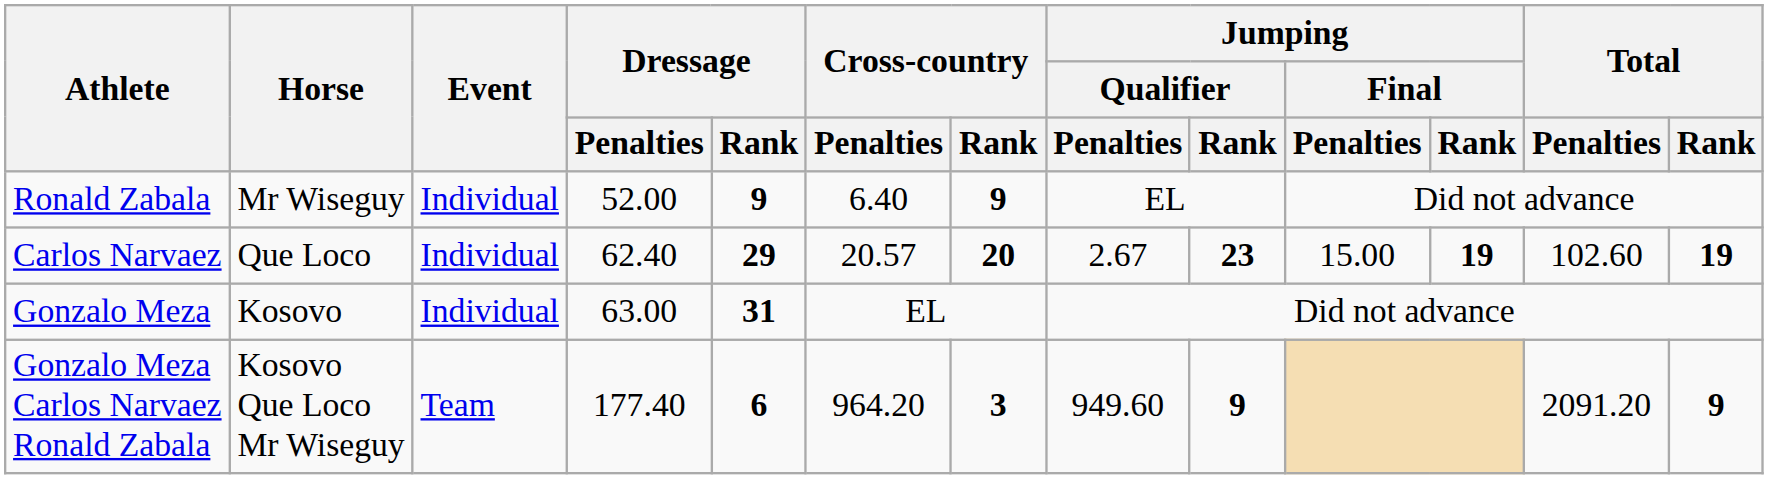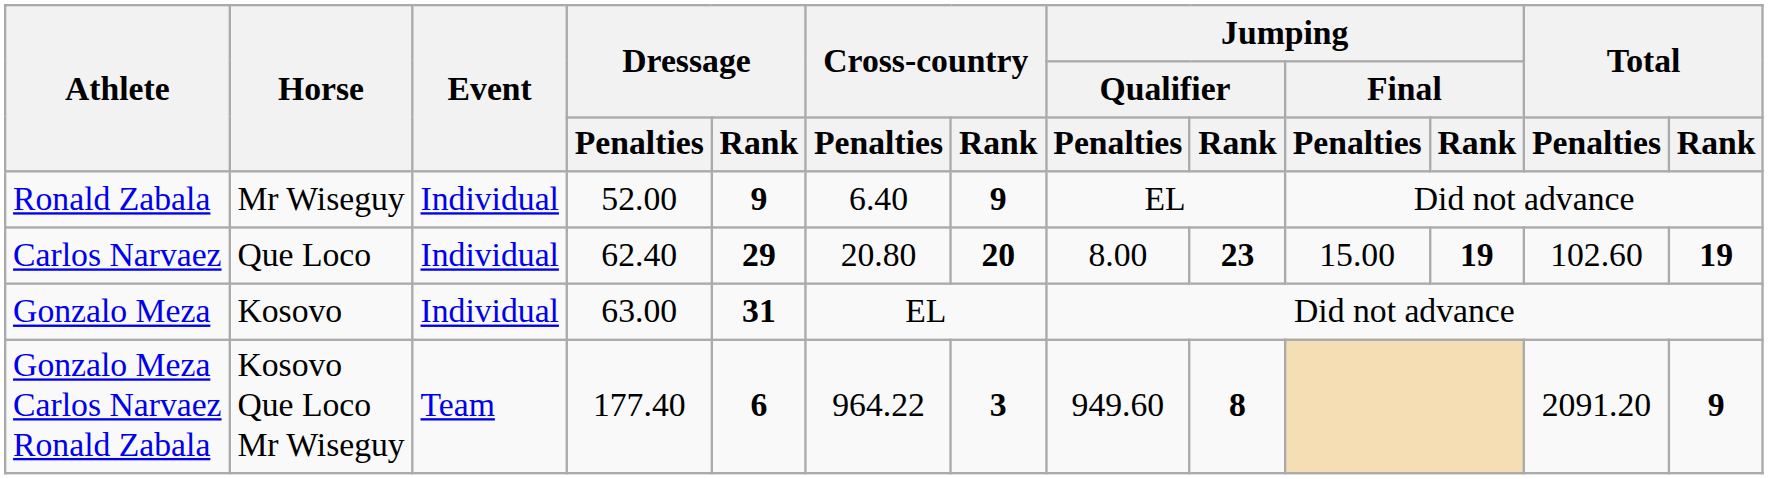(879, 254) 20.57 -> (879, 254) 20.80
(1118, 254) 2.67 -> (1118, 254) 8.00
(879, 405) 964.20 -> (879, 405) 964.22
(1238, 405) 9 -> (1238, 405) 8
